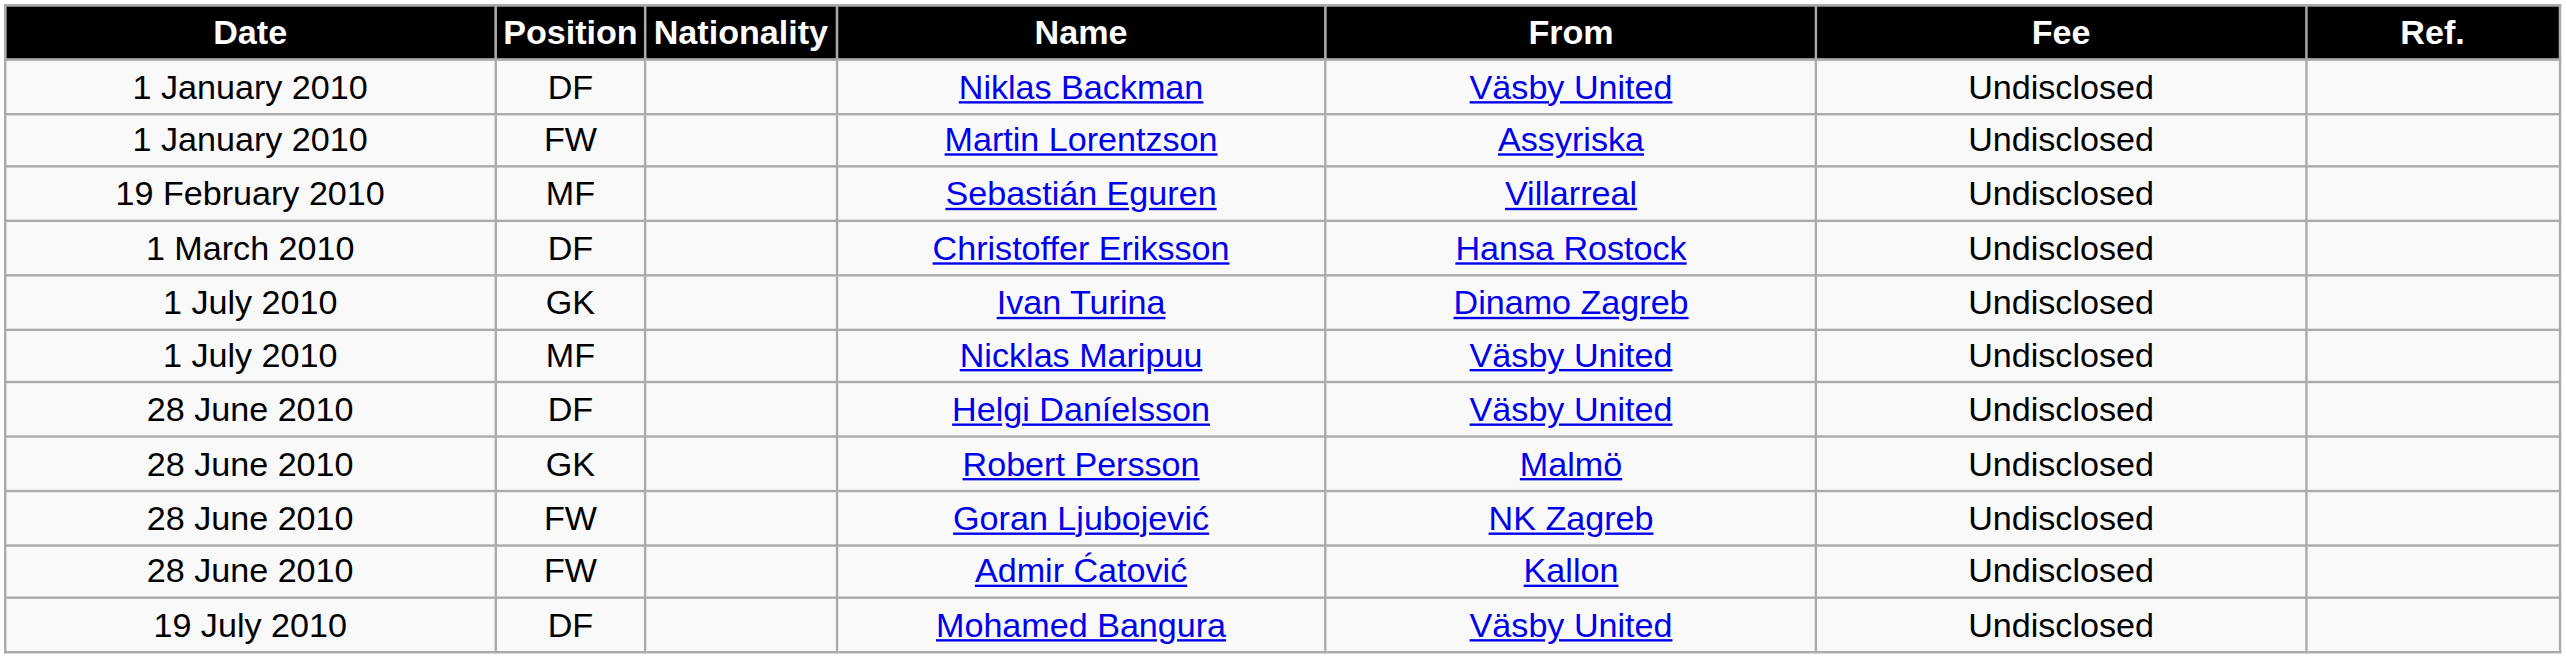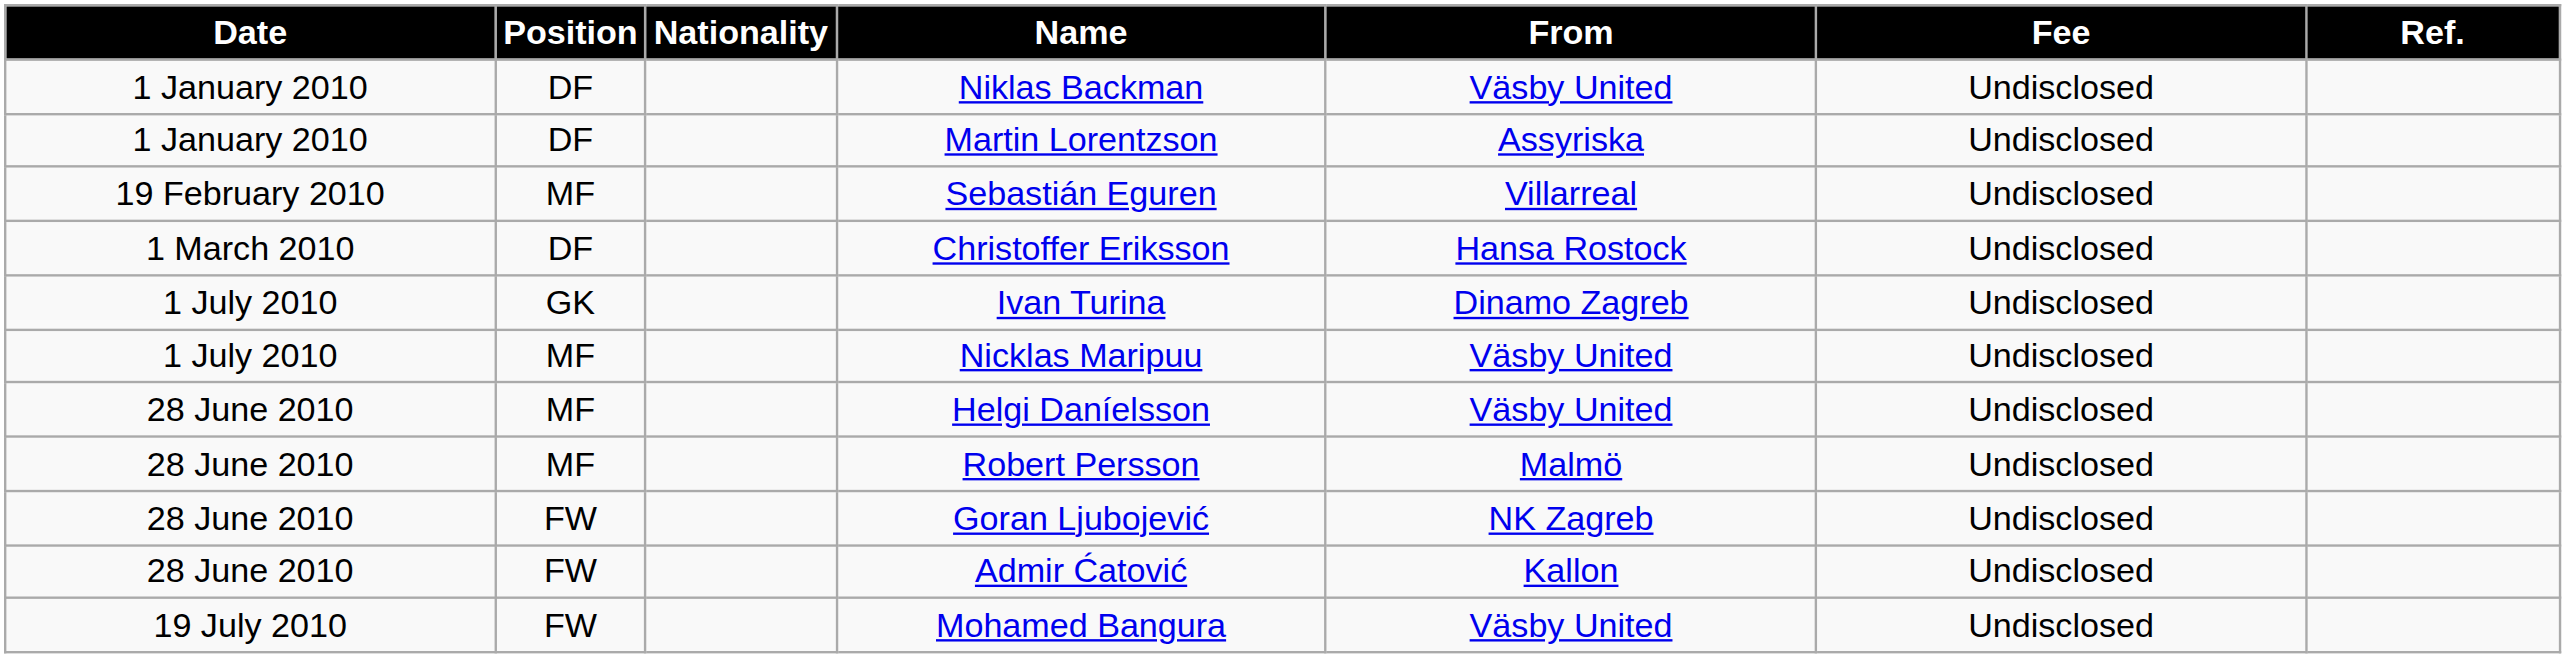(570, 140) FW -> (570, 140) DF
(570, 410) DF -> (570, 410) MF
(570, 464) GK -> (570, 464) MF
(570, 626) DF -> (570, 626) FW
